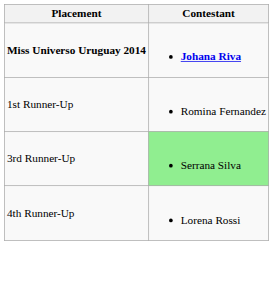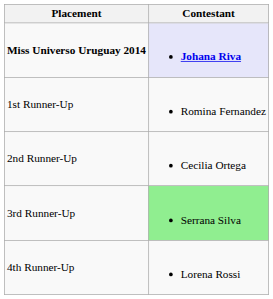(209, 57) no background -> (209, 57) lavender background
+ row: (42, 159)
